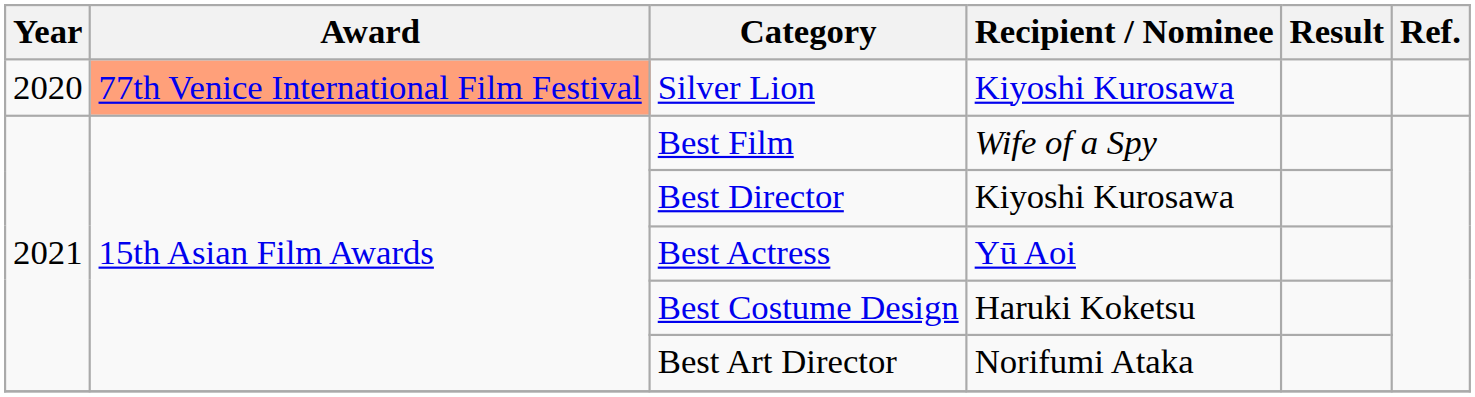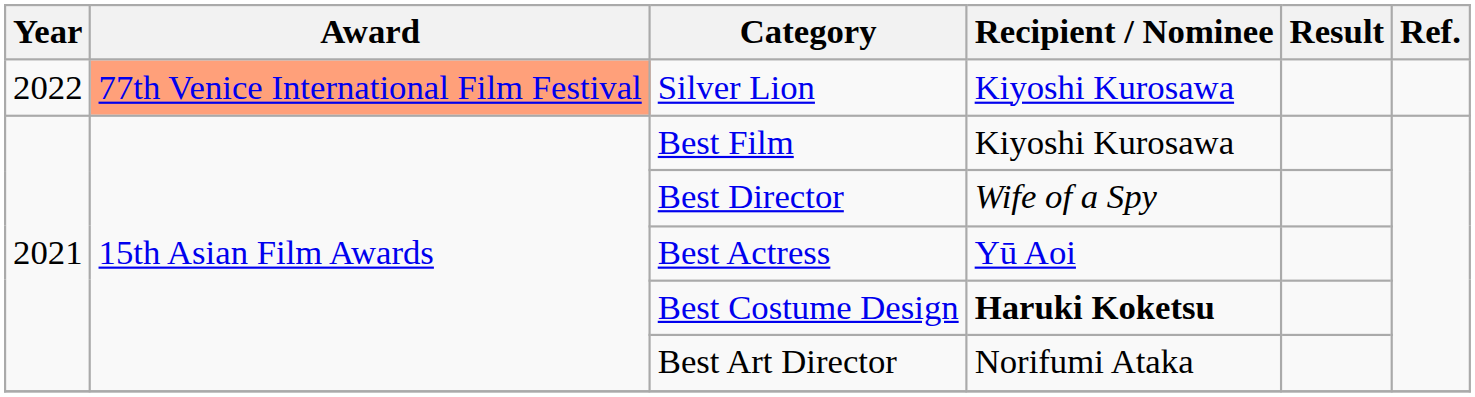(48, 87) 2020 -> (48, 87) 2022
(1066, 142) Wife of a Spy -> (1104, 142) Kiyoshi Kurosawa
(1104, 197) Kiyoshi Kurosawa -> (1066, 197) Wife of a Spy
(1085, 307) normal -> (1095, 307) bold
